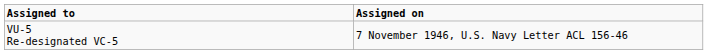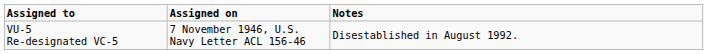+ column: (348, 13)
